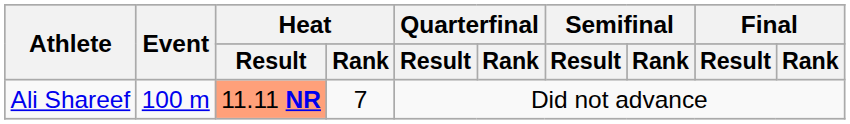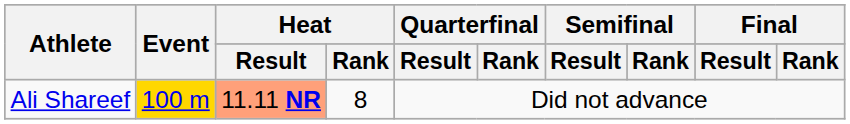(176, 100) no background -> (176, 100) gold background
(361, 100) 7 -> (361, 100) 8
